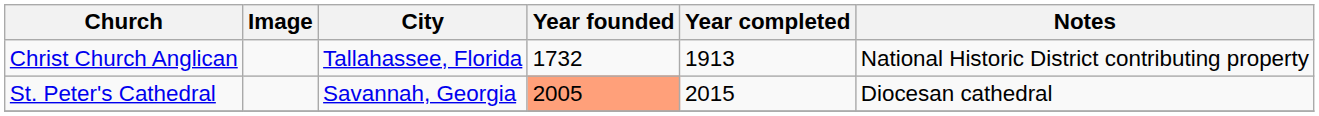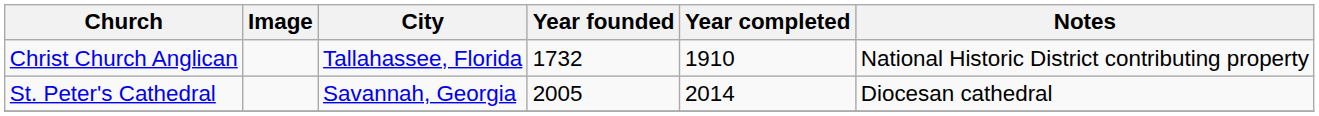(710, 57) 1913 -> (710, 57) 1910
(558, 93) lightsalmon background -> (558, 93) no background
(710, 93) 2015 -> (710, 93) 2014
